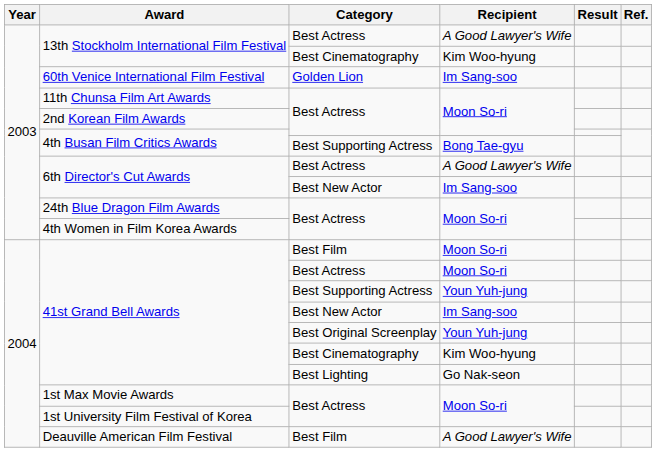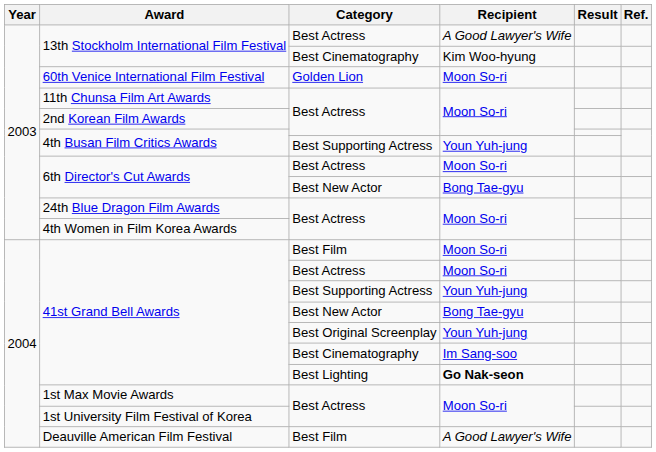(480, 77) Im Sang-soo -> (475, 77) Moon So-ri
(483, 145) Bong Tae-gyu -> (485, 145) Youn Yuh-jung
(507, 166) A Good Lawyer's Wife -> (475, 166) Moon So-ri
(480, 187) Im Sang-soo -> (483, 187) Bong Tae-gyu
(480, 312) Im Sang-soo -> (483, 312) Bong Tae-gyu
(489, 353) Kim Woo-hyung -> (480, 353) Im Sang-soo
(481, 374) normal -> (483, 374) bold
